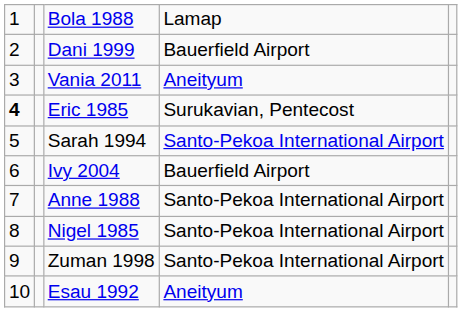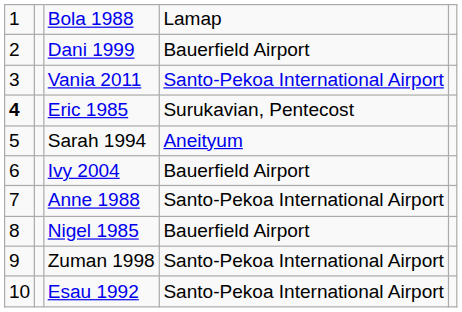(203, 79) Aneityum -> (304, 79) Santo-Pekoa International Airport
(304, 140) Santo-Pekoa International Airport -> (203, 140) Aneityum
(304, 230) Santo-Pekoa International Airport -> (236, 230) Bauerfield Airport
(203, 291) Aneityum -> (304, 291) Santo-Pekoa International Airport
